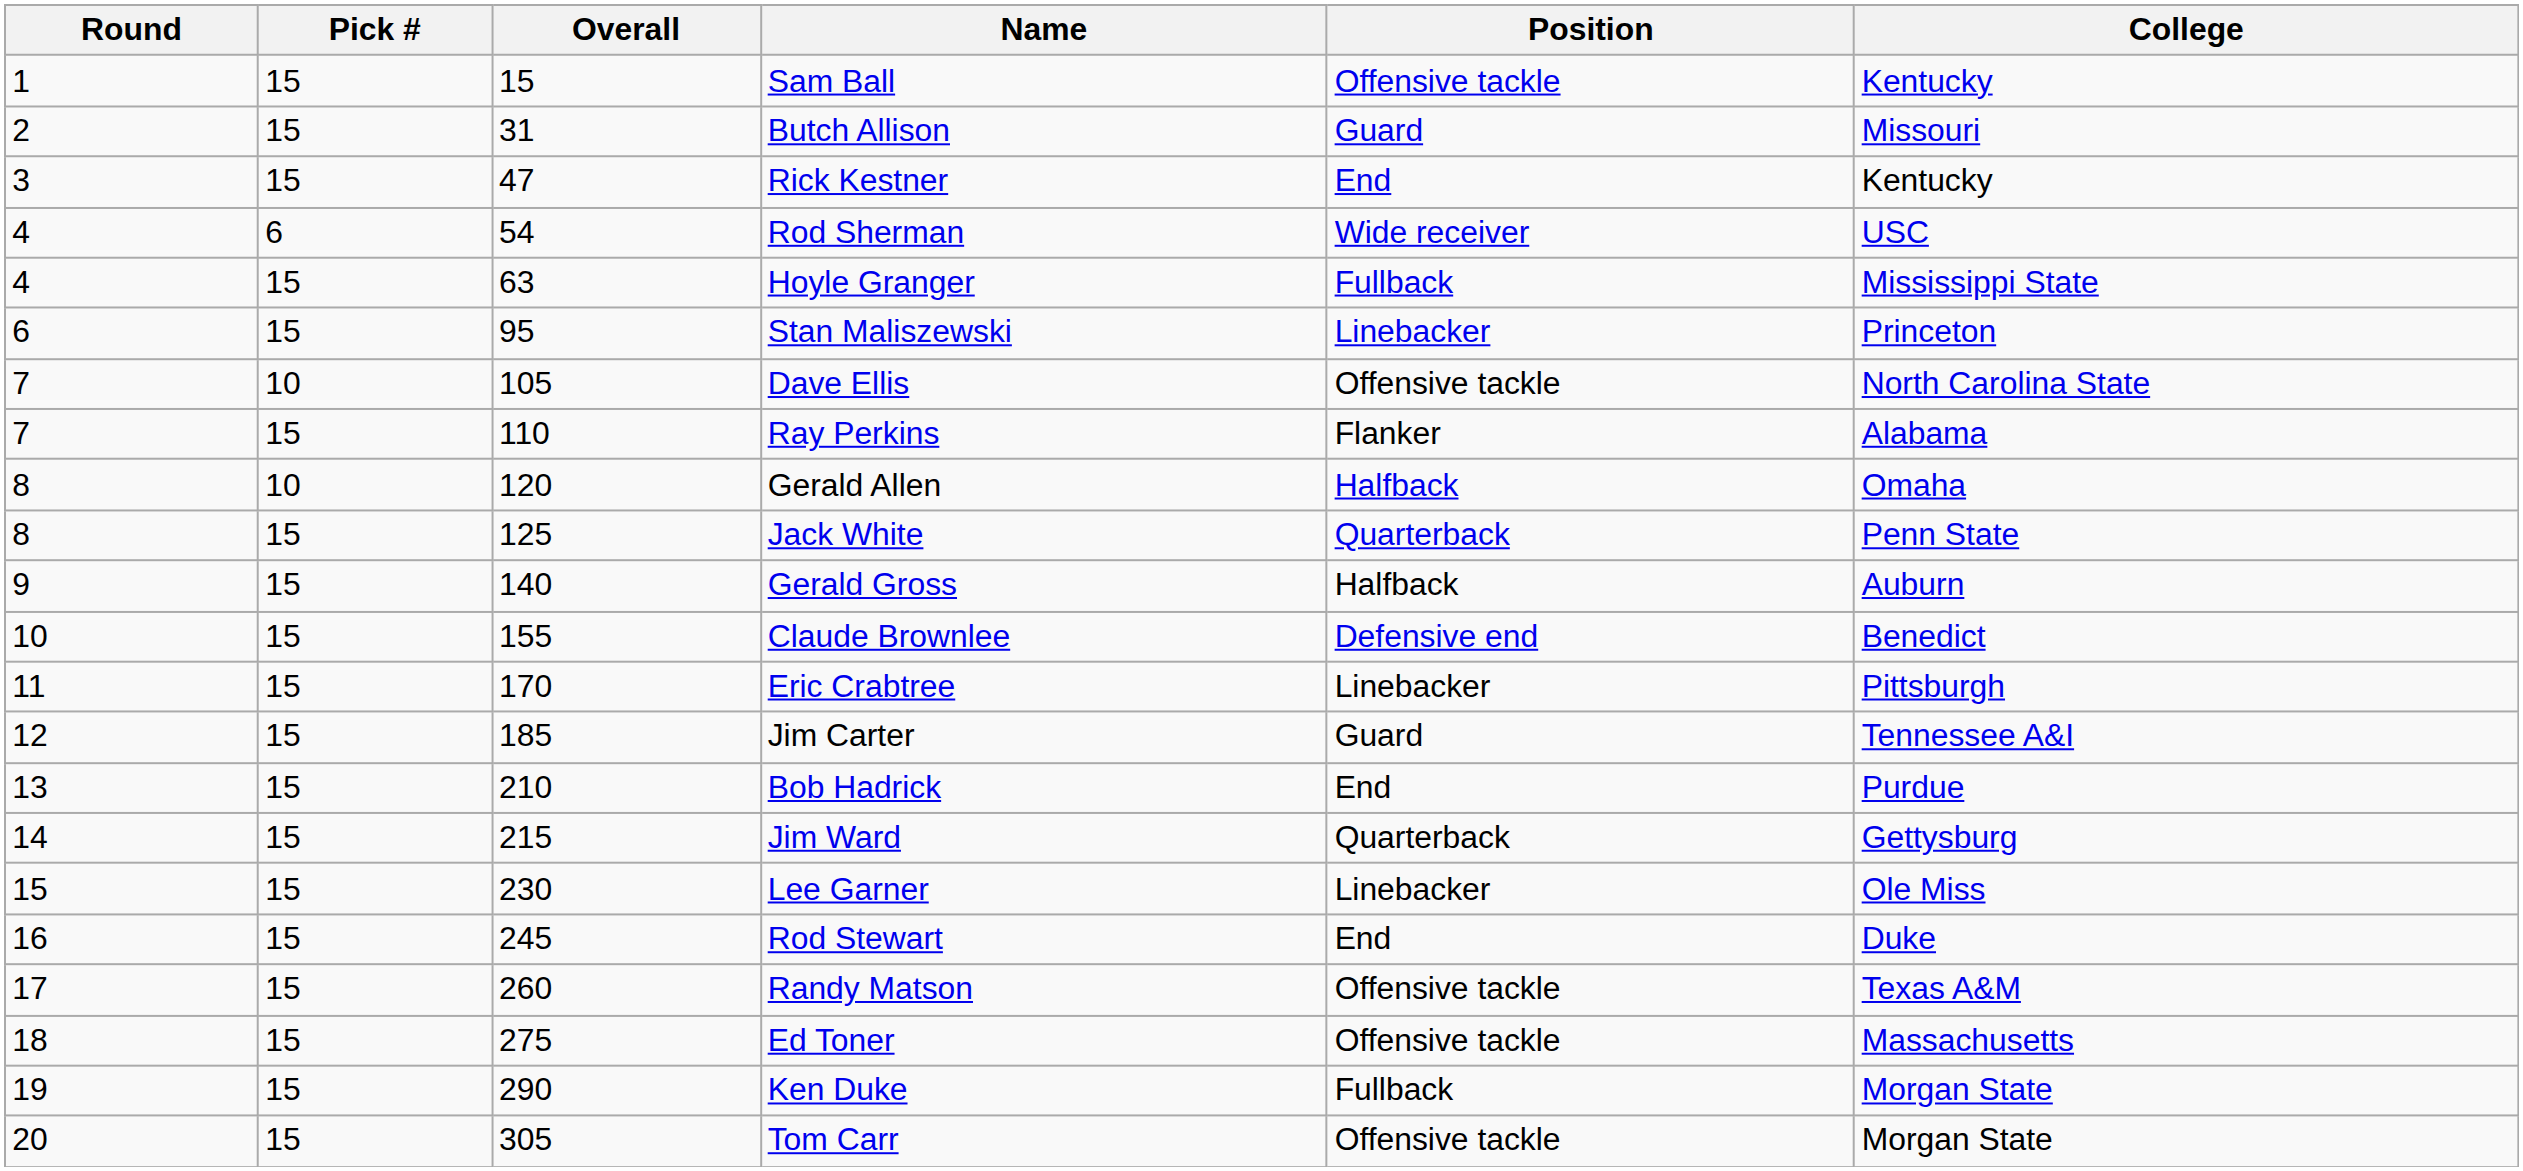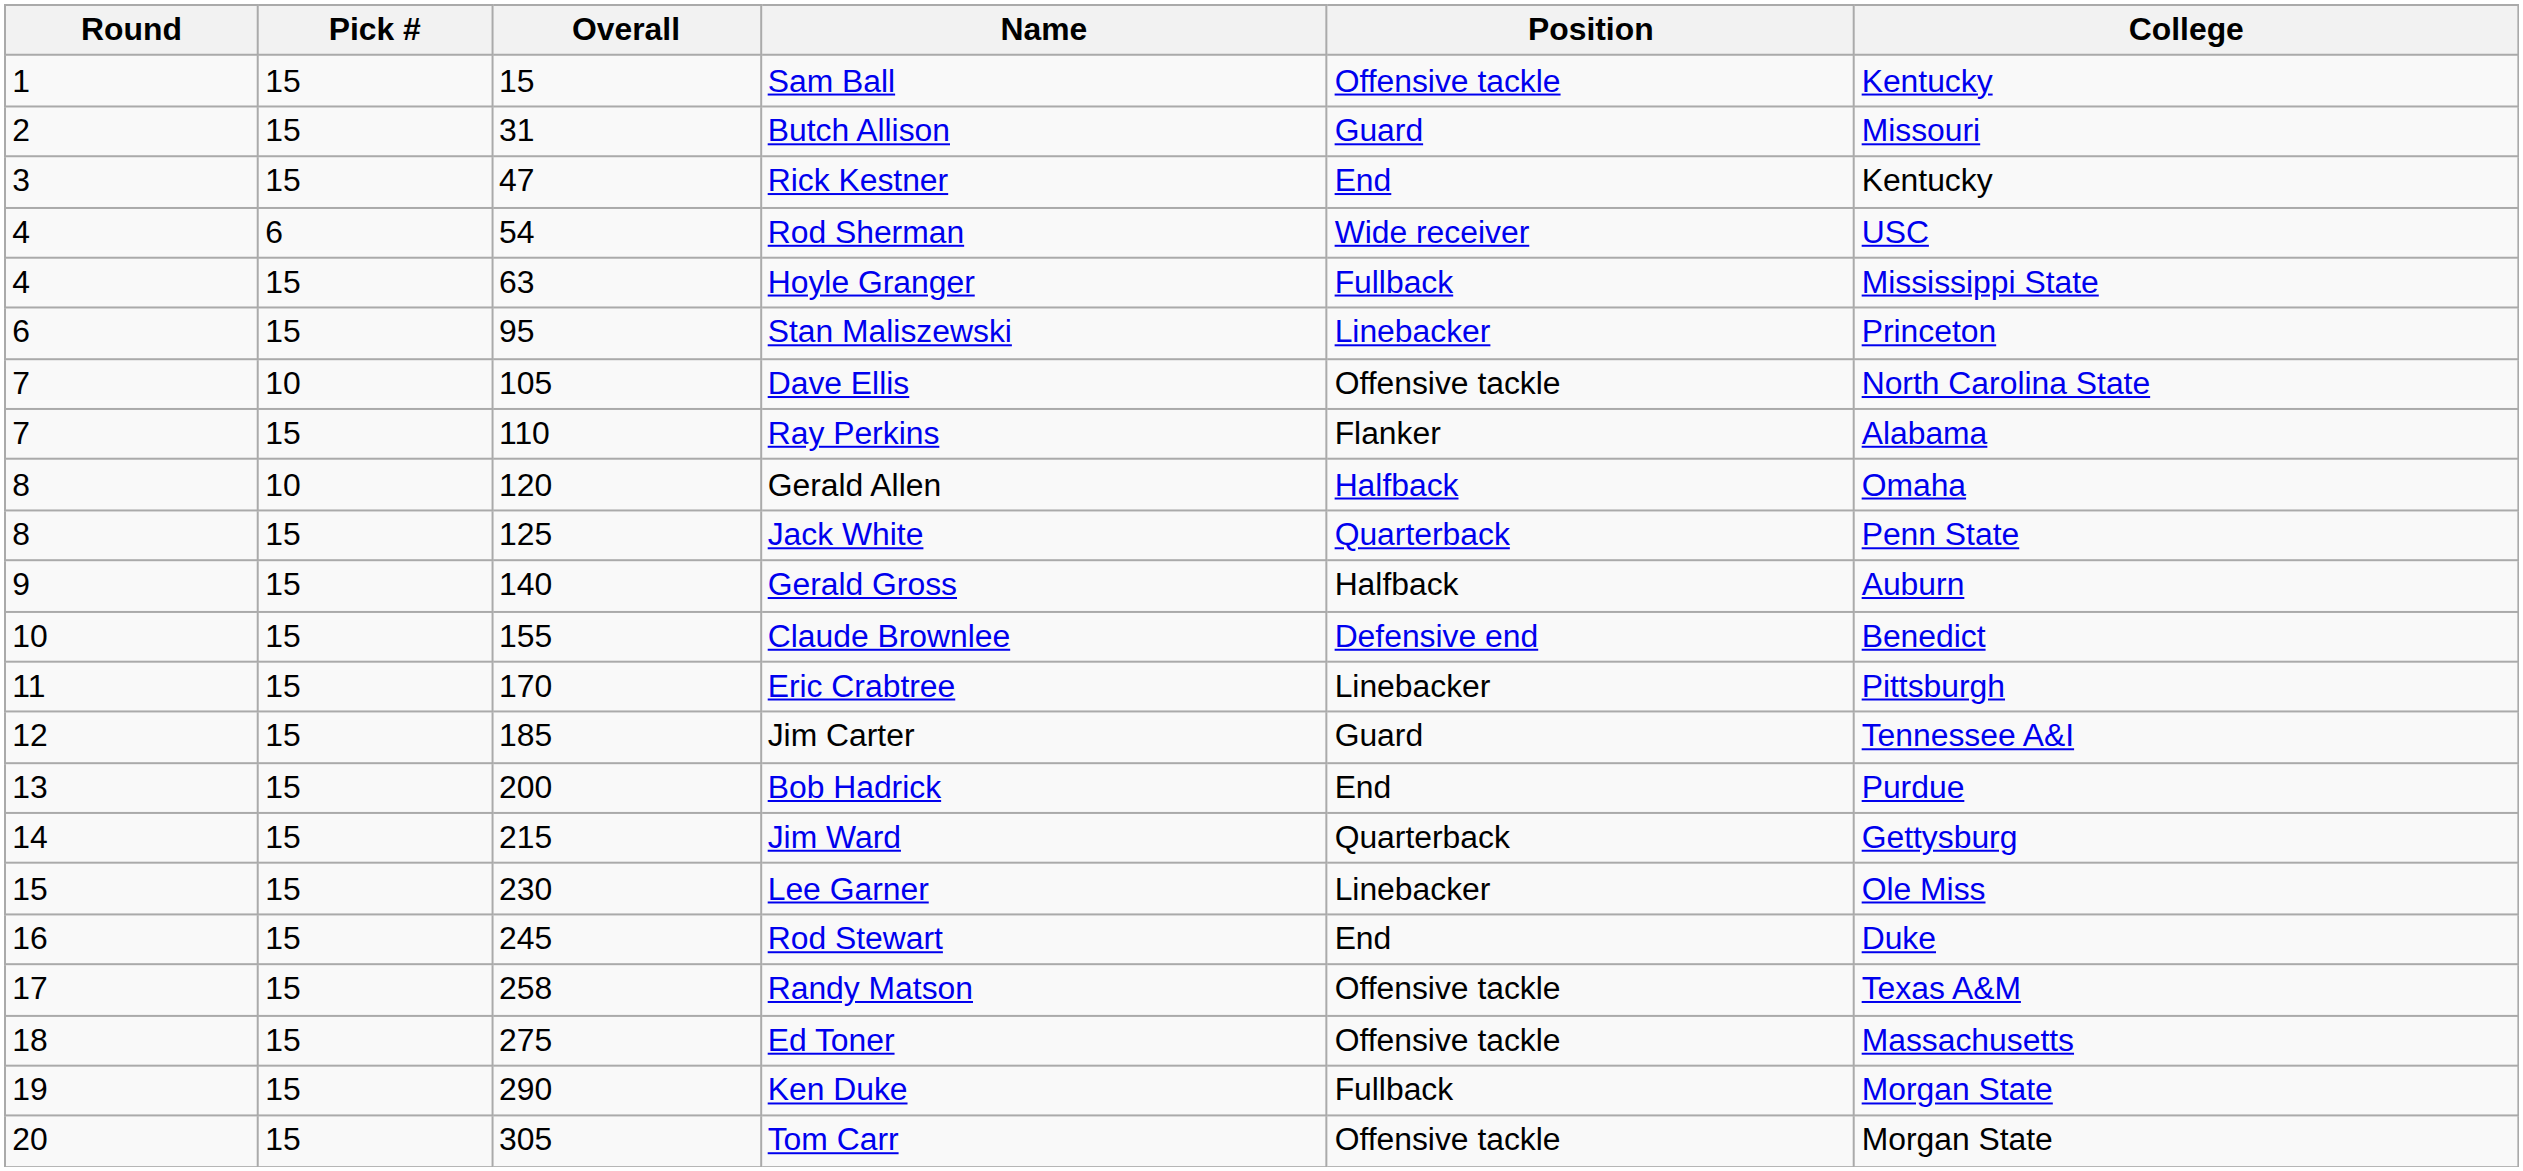(526, 787) 210 -> (526, 787) 200
(526, 989) 260 -> (526, 989) 258
